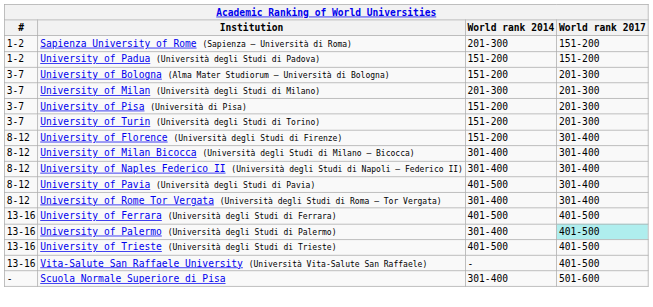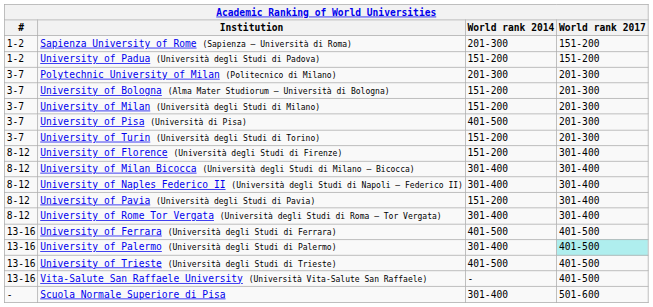+ row: (188, 75)
(488, 91) 201-300 -> (488, 106) 151-200
(488, 106) 151-200 -> (488, 122) 401-500
(488, 185) 401-500 -> (488, 200) 151-200
